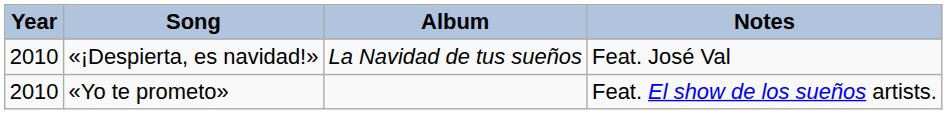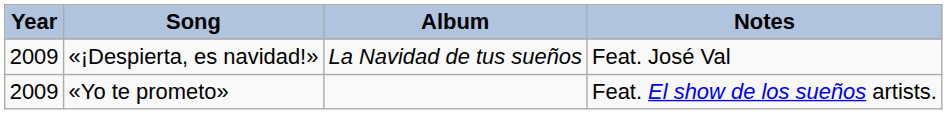(34, 56) 2010 -> (34, 56) 2009
(34, 91) 2010 -> (34, 91) 2009
